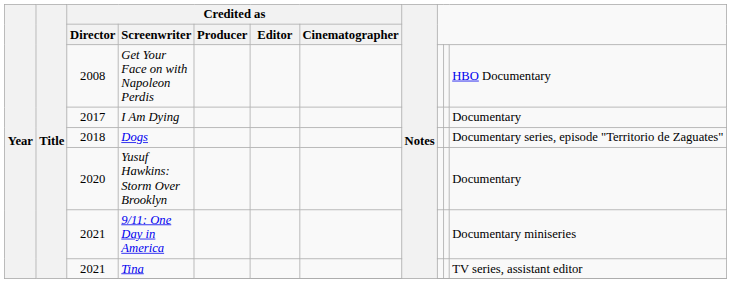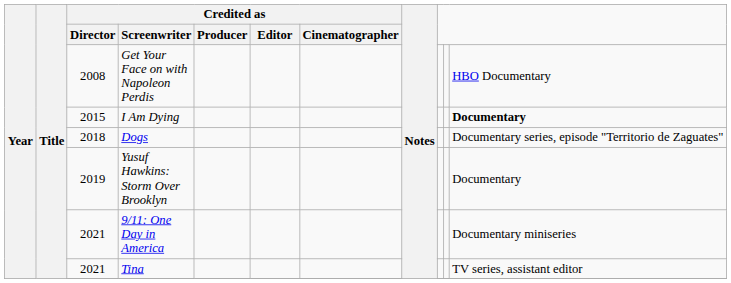(93, 117) 2017 -> (93, 117) 2015
(487, 117) normal -> (489, 117) bold
(93, 178) 2020 -> (93, 178) 2019
